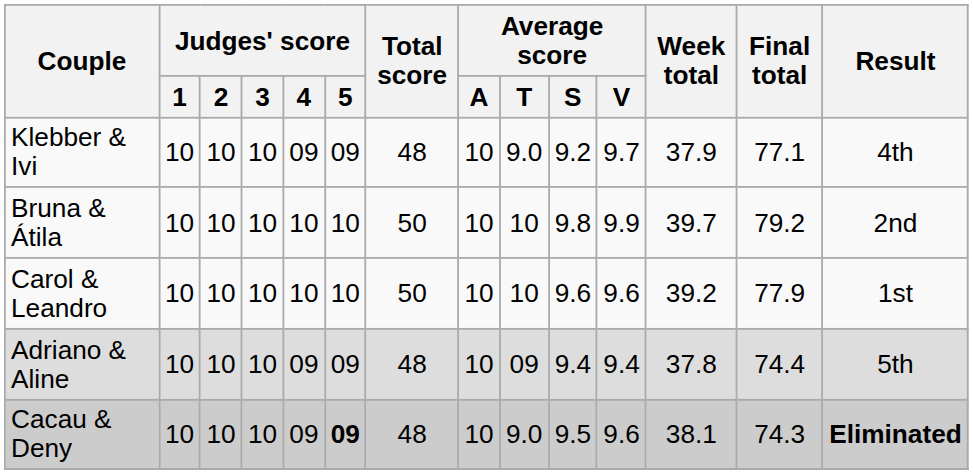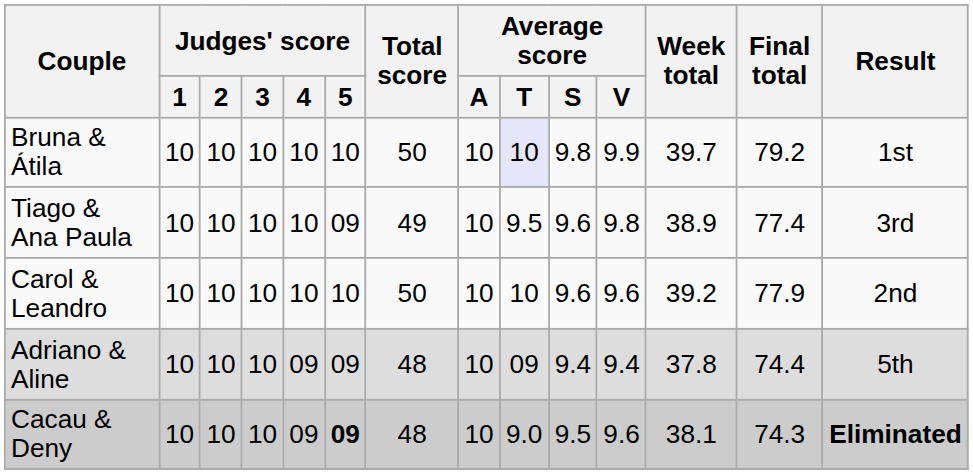- row: (69, 152)
(524, 223) no background -> (524, 152) lavender background
(895, 223) 2nd -> (895, 152) 1st
+ row: (71, 223)
(895, 294) 1st -> (895, 294) 2nd
